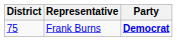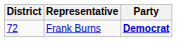(12, 28) 75 -> (12, 28) 72
